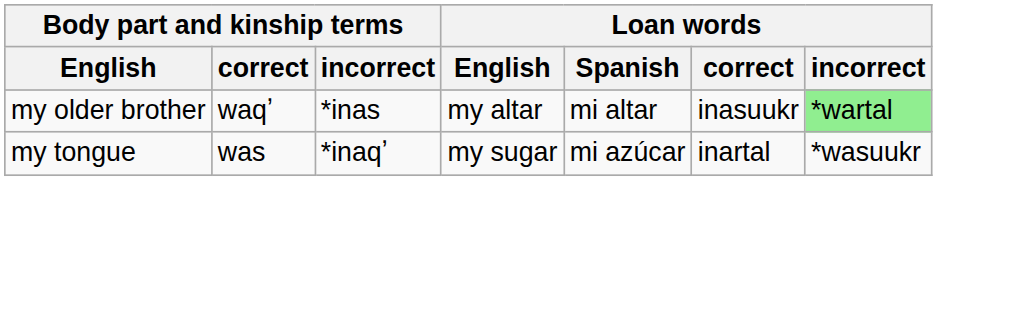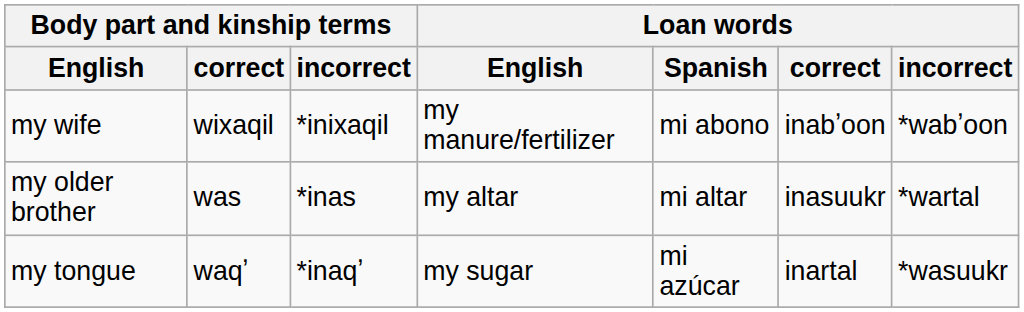+ row: (56, 125)
(245, 110) waqʼ -> (217, 197) was
(852, 110) lightgreen background -> (939, 197) no background
(242, 152) was -> (221, 270) waqʼ
